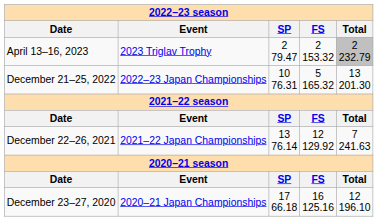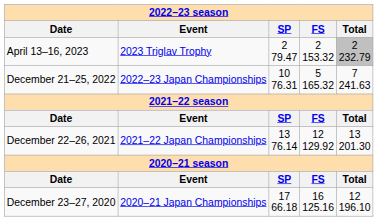(355, 79) 13 201.30 -> (355, 79) 7 241.63
(355, 140) 7 241.63 -> (355, 140) 13 201.30
